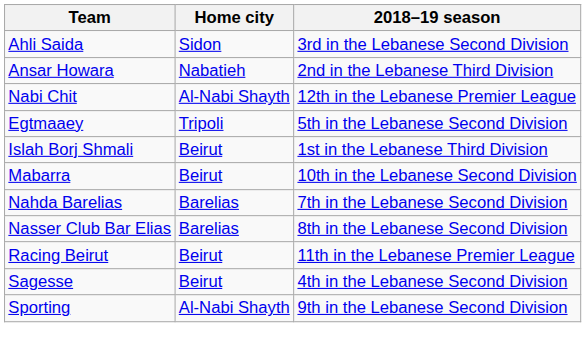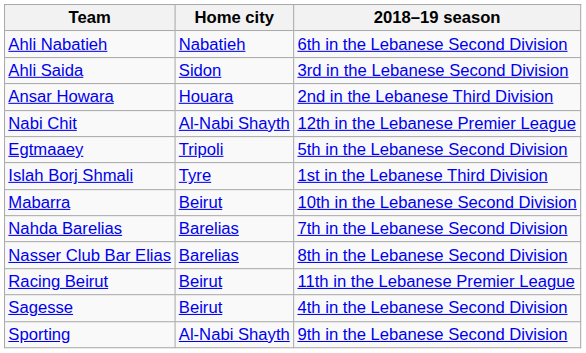+ row: (58, 44)
(212, 70) Nabatieh -> (206, 96) Houara
(201, 149) Beirut -> (195, 176) Tyre
